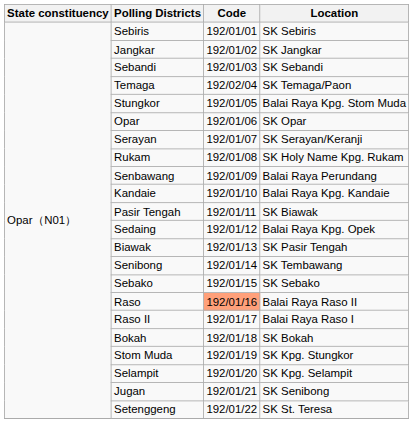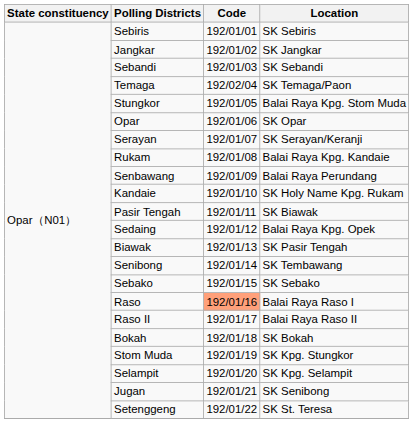(333, 157) SK Holy Name Kpg. Rukam -> (326, 157) Balai Raya Kpg. Kandaie
(326, 193) Balai Raya Kpg. Kandaie -> (333, 193) SK Holy Name Kpg. Rukam
(310, 301) Balai Raya Raso II -> (308, 301) Balai Raya Raso I
(308, 319) Balai Raya Raso I -> (310, 319) Balai Raya Raso II
